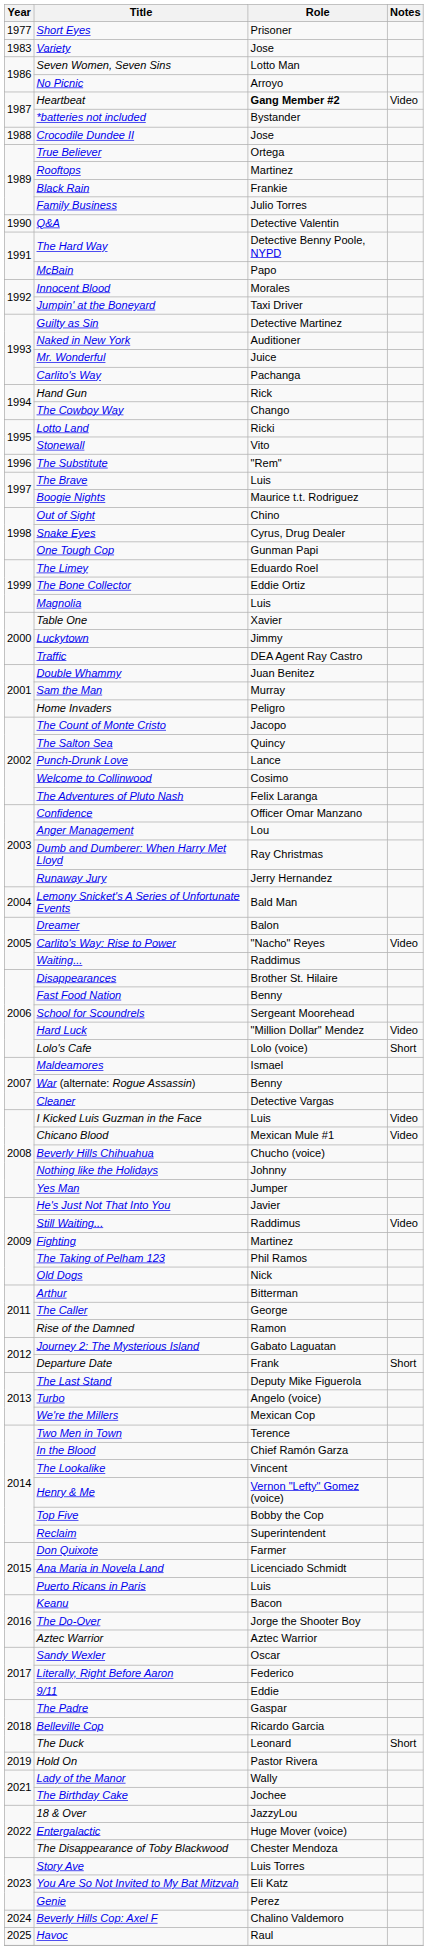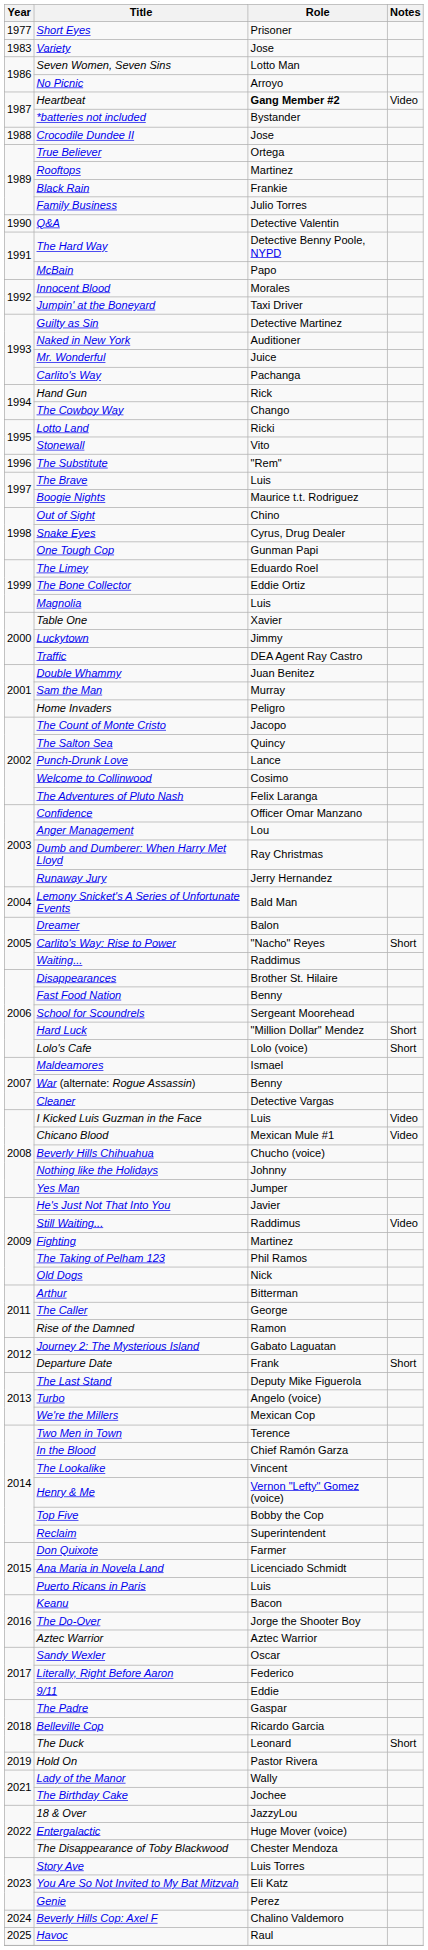(404, 943) Video -> (403, 943) Short
(404, 1031) Video -> (403, 1031) Short
